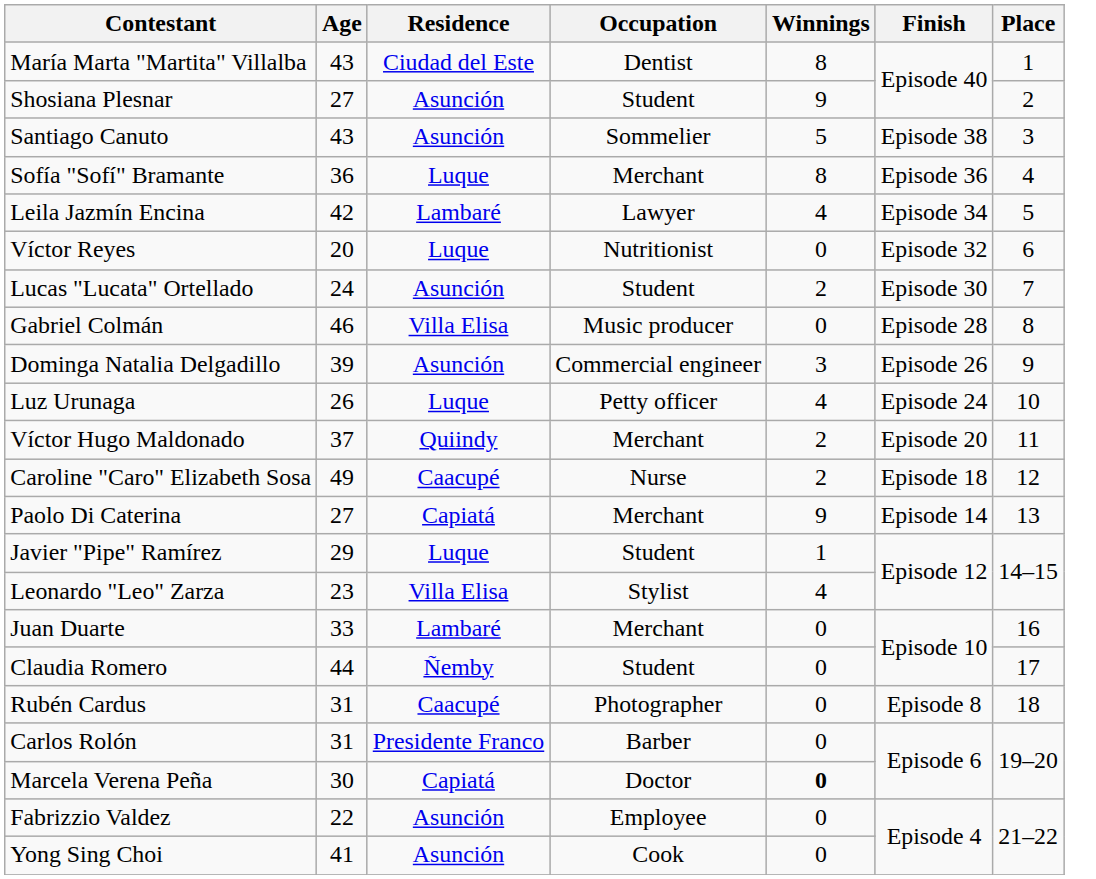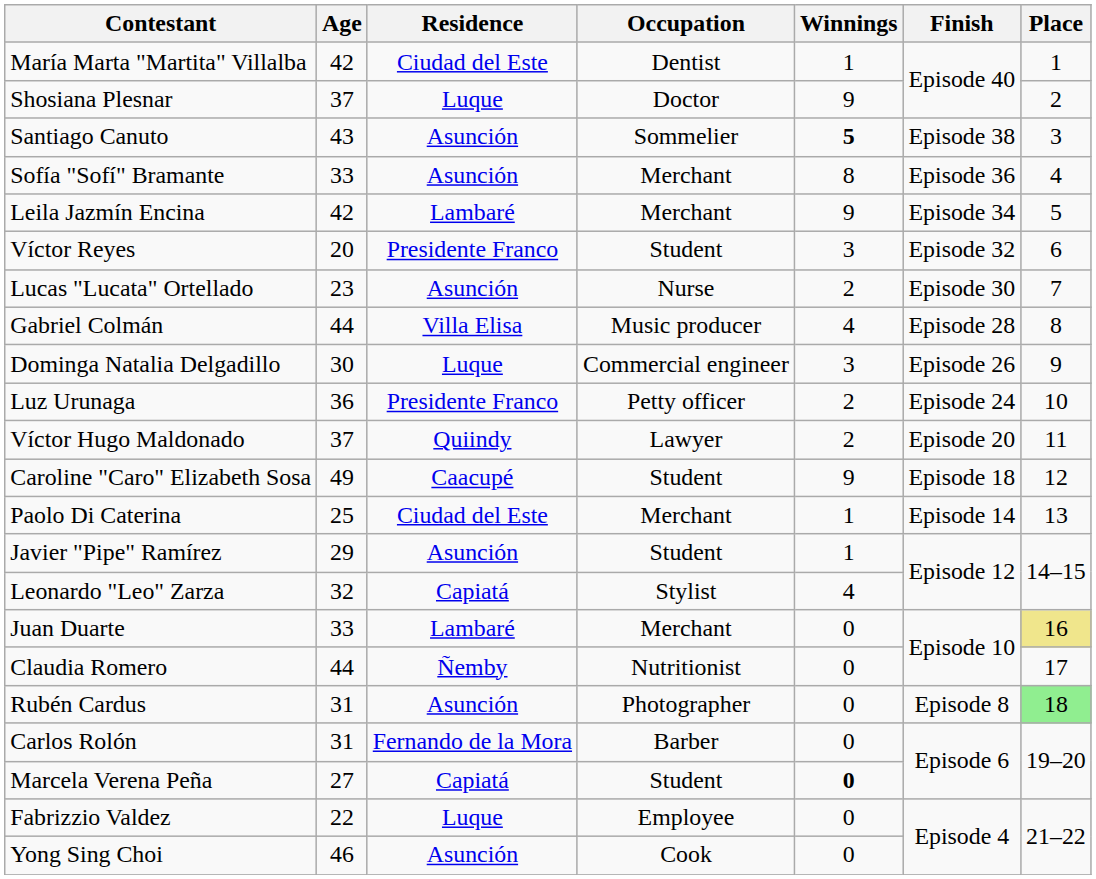(342, 61) 43 -> (342, 61) 42
(821, 61) 8 -> (849, 61) 1
(342, 99) 27 -> (342, 99) 37
(459, 99) Asunción -> (472, 99) Luque
(658, 99) Student -> (686, 99) Doctor
(821, 136) normal -> (849, 136) bold
(342, 174) 36 -> (342, 174) 33
(458, 174) Luque -> (472, 174) Asunción
(658, 212) Lawyer -> (686, 212) Merchant
(821, 212) 4 -> (849, 212) 9
(458, 250) Luque -> (472, 250) Presidente Franco
(658, 250) Nutritionist -> (686, 250) Student
(821, 250) 0 -> (849, 250) 3
(342, 288) 24 -> (342, 288) 23
(658, 288) Student -> (686, 288) Nurse
(342, 325) 46 -> (342, 325) 44
(821, 325) 0 -> (849, 325) 4
(342, 363) 39 -> (342, 363) 30
(459, 363) Asunción -> (472, 363) Luque
(342, 401) 26 -> (342, 401) 36
(458, 401) Luque -> (472, 401) Presidente Franco
(821, 401) 4 -> (849, 401) 2
(658, 439) Merchant -> (686, 439) Lawyer
(658, 477) Nurse -> (686, 477) Student
(821, 477) 2 -> (849, 477) 9
(342, 514) 27 -> (342, 514) 25
(458, 514) Capiatá -> (472, 514) Ciudad del Este
(821, 514) 9 -> (849, 514) 1
(458, 552) Luque -> (472, 552) Asunción
(342, 590) 23 -> (342, 590) 32
(458, 590) Villa Elisa -> (472, 590) Capiatá
(1028, 628) no background -> (1056, 628) khaki background
(658, 666) Student -> (686, 666) Nutritionist
(459, 703) Caacupé -> (472, 703) Asunción
(1028, 703) no background -> (1056, 703) lightgreen background
(459, 741) Presidente Franco -> (472, 741) Fernando de la Mora
(342, 779) 30 -> (342, 779) 27
(658, 779) Doctor -> (686, 779) Student
(459, 817) Asunción -> (472, 817) Luque
(342, 855) 41 -> (342, 855) 46
